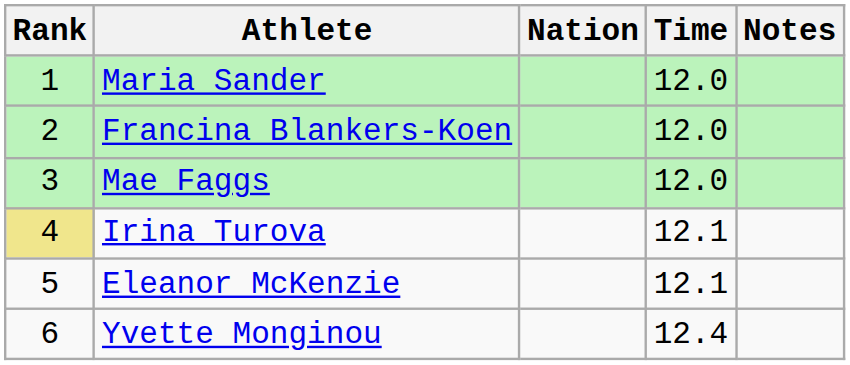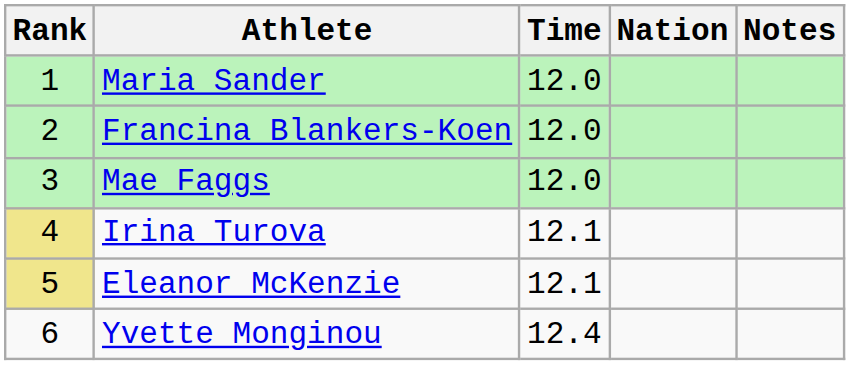columns swapped: (583, 31) <-> (691, 31)
(50, 284) no background -> (50, 284) khaki background
